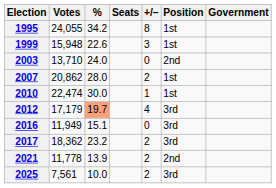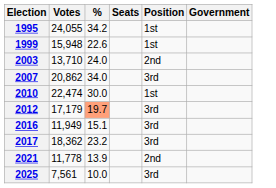- column: (151, 12)
(97, 77) 28.0 -> (97, 77) 34.0
(170, 77) 1st -> (151, 77) 3rd
